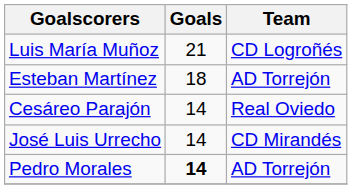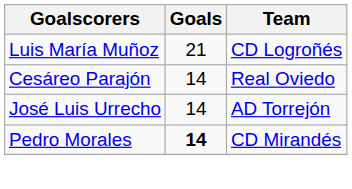- row: (83, 79)
(286, 139) CD Mirandés -> (281, 109) AD Torrejón
(281, 169) AD Torrejón -> (286, 139) CD Mirandés
